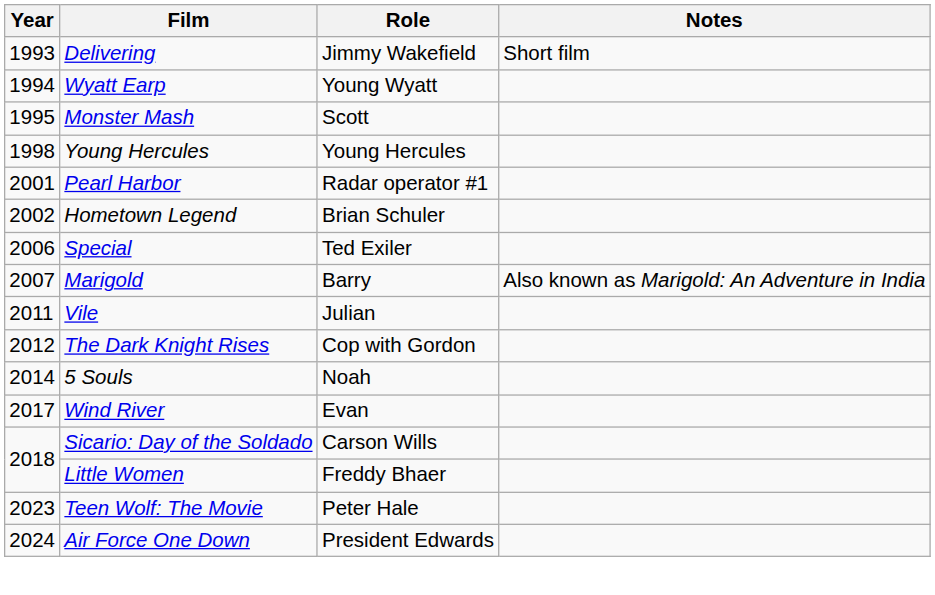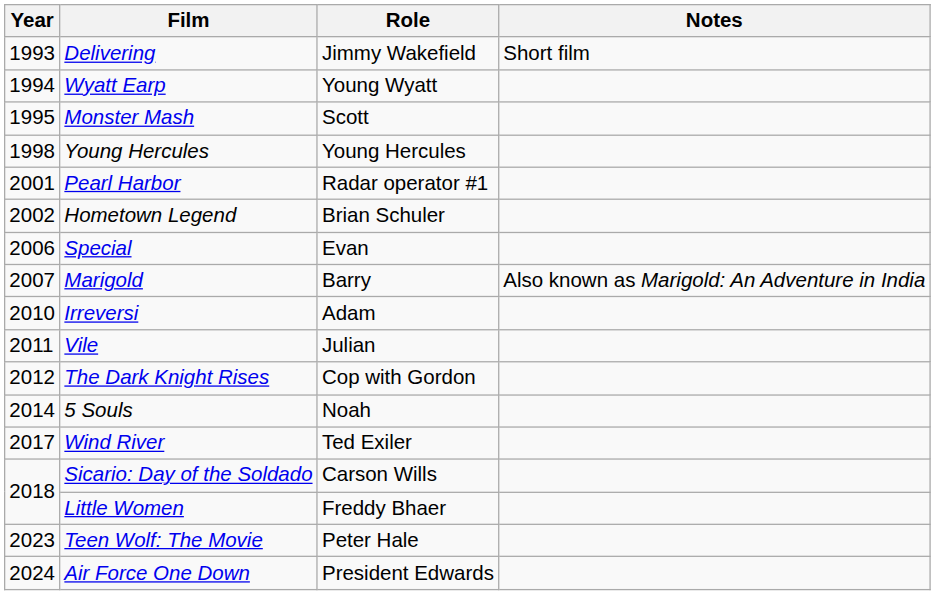(367, 248) Ted Exiler -> (345, 248) Evan
+ row: (101, 313)
(345, 410) Evan -> (367, 442) Ted Exiler
